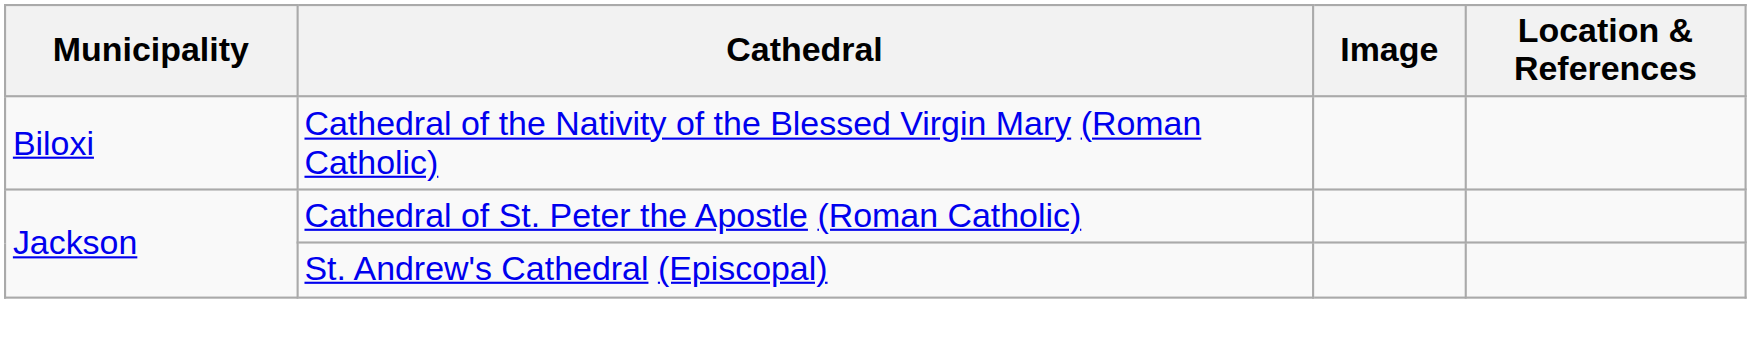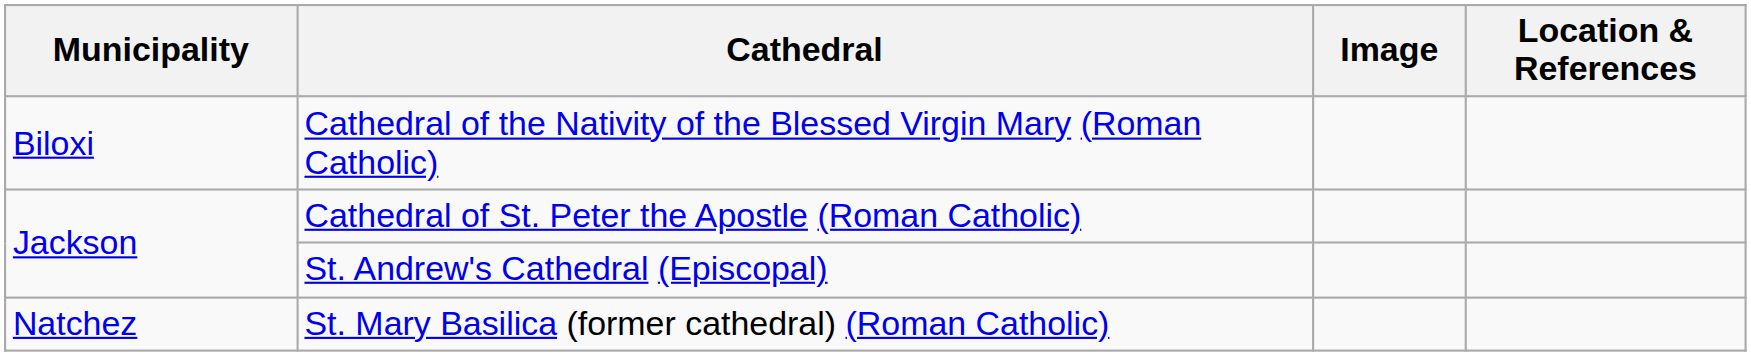+ row: (707, 322)
